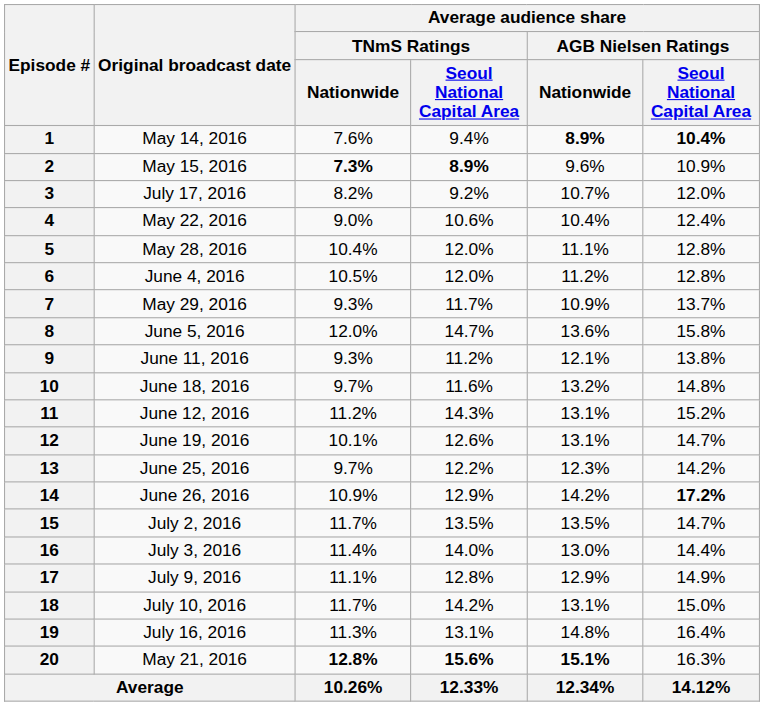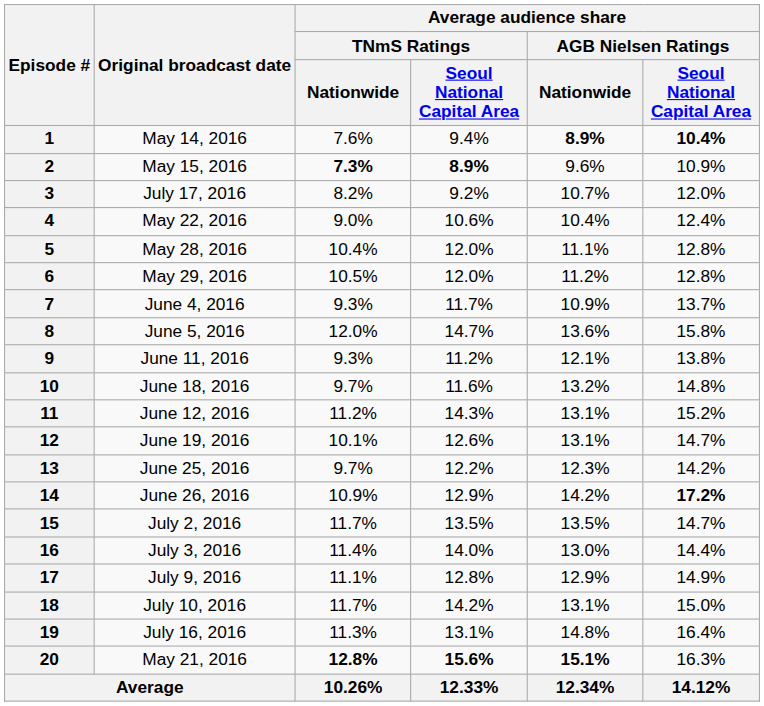(195, 276) June 4, 2016 -> (195, 276) May 29, 2016
(195, 303) May 29, 2016 -> (195, 303) June 4, 2016
